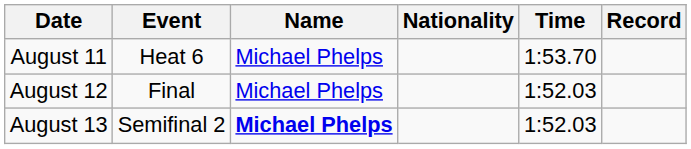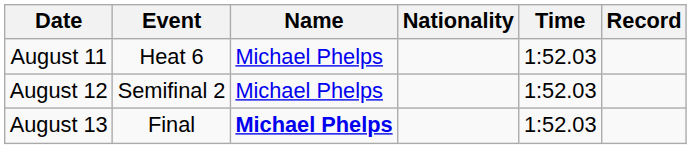(560, 56) 1:53.70 -> (560, 56) 1:52.03
(172, 90) Final -> (172, 90) Semifinal 2
(172, 125) Semifinal 2 -> (172, 125) Final
